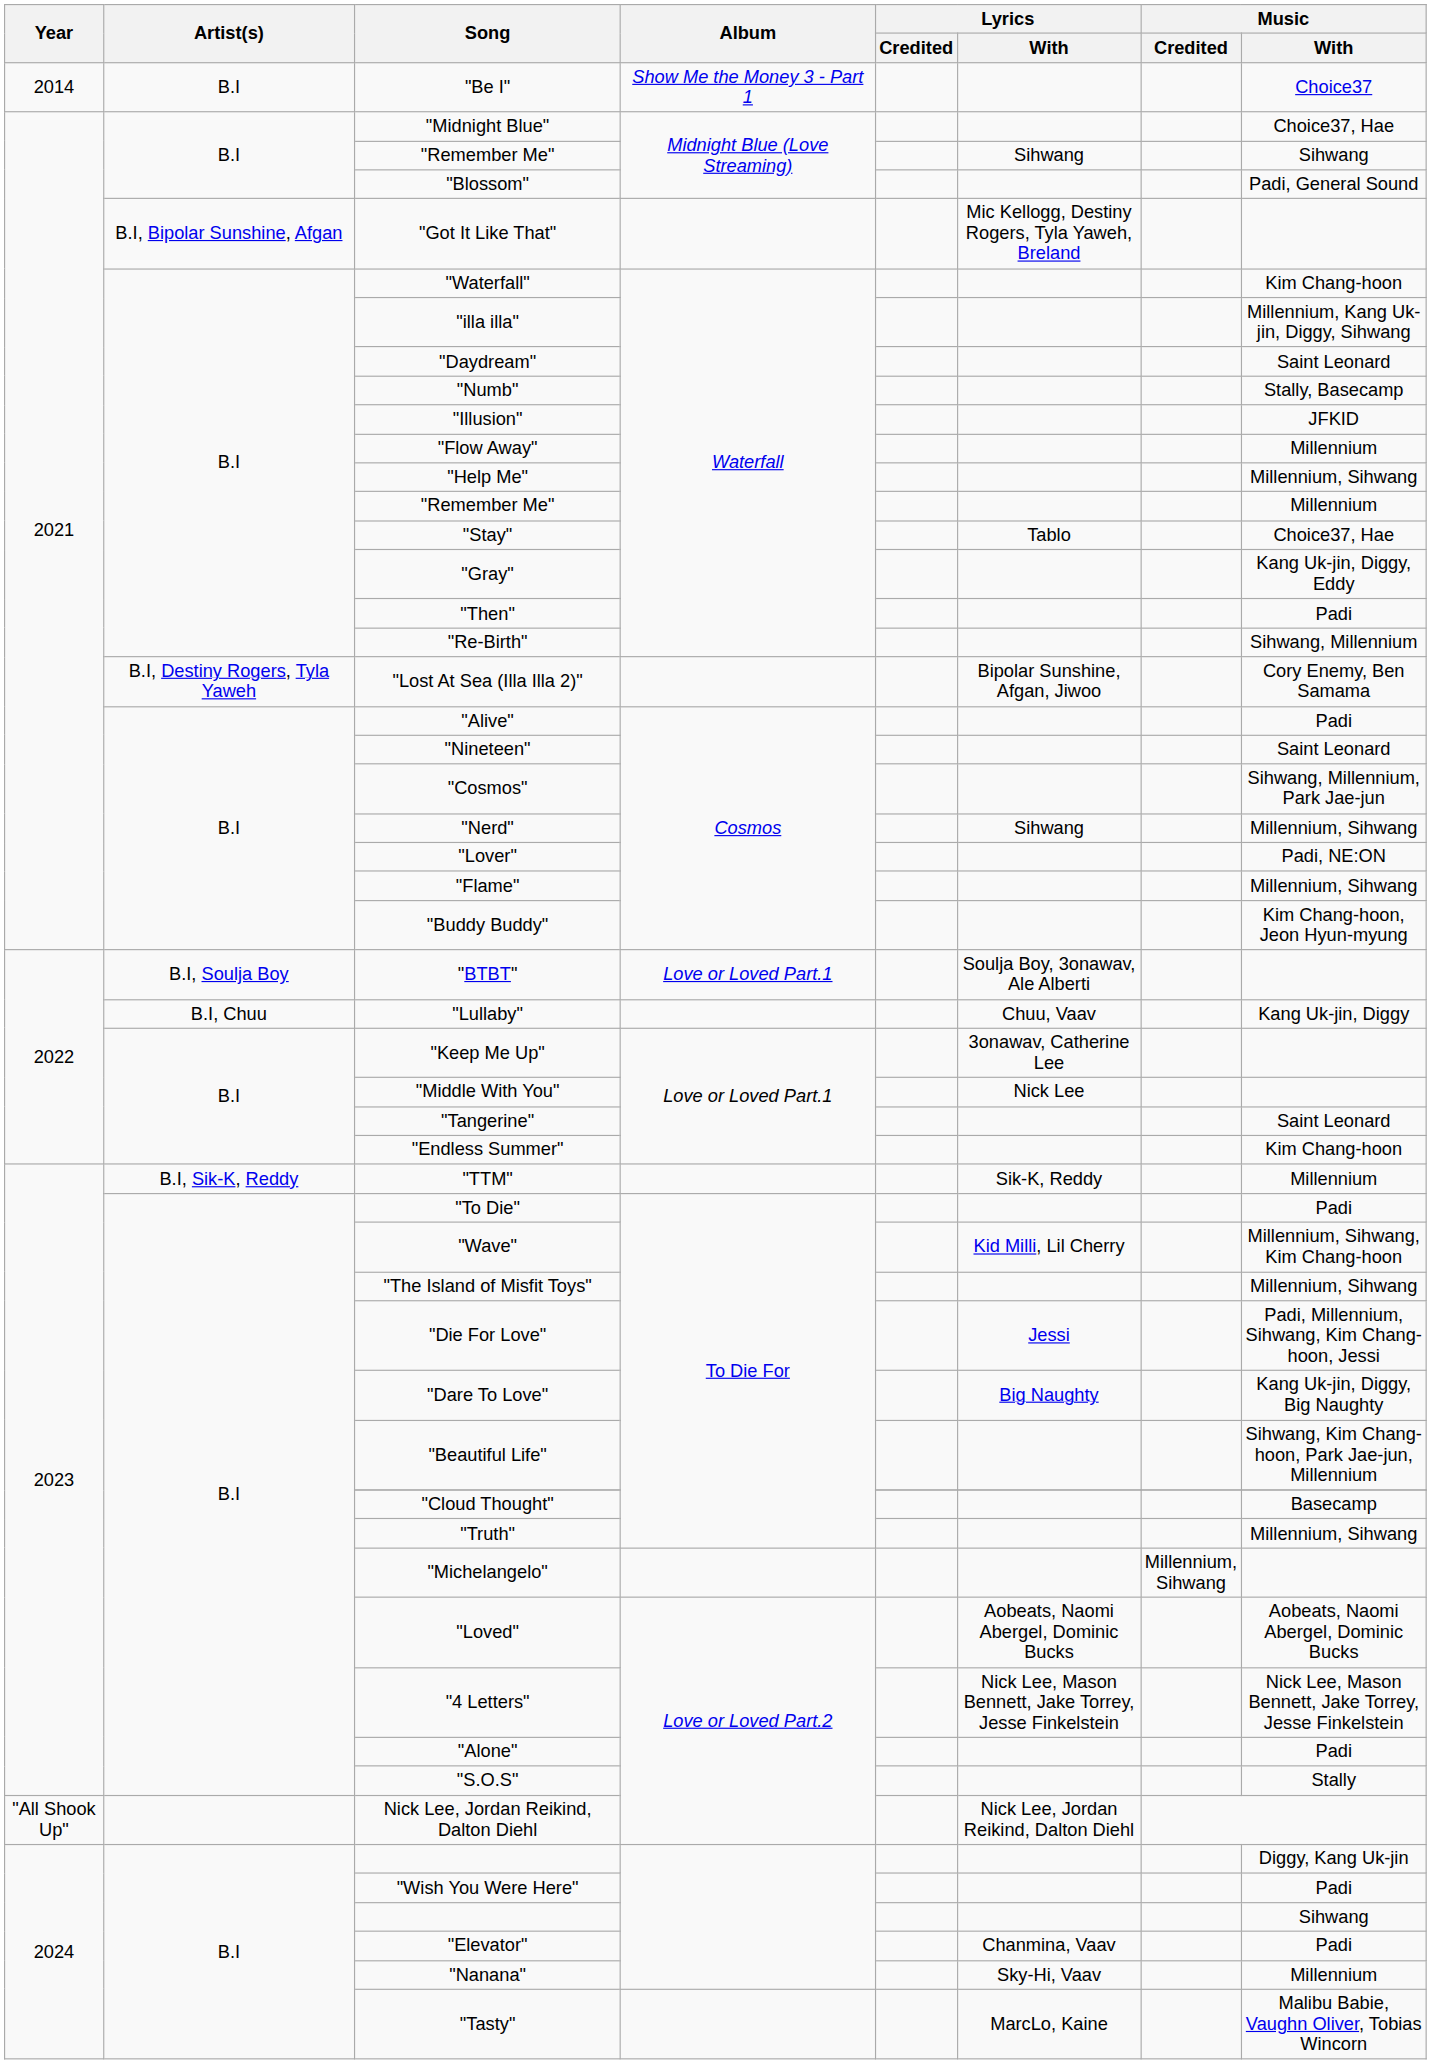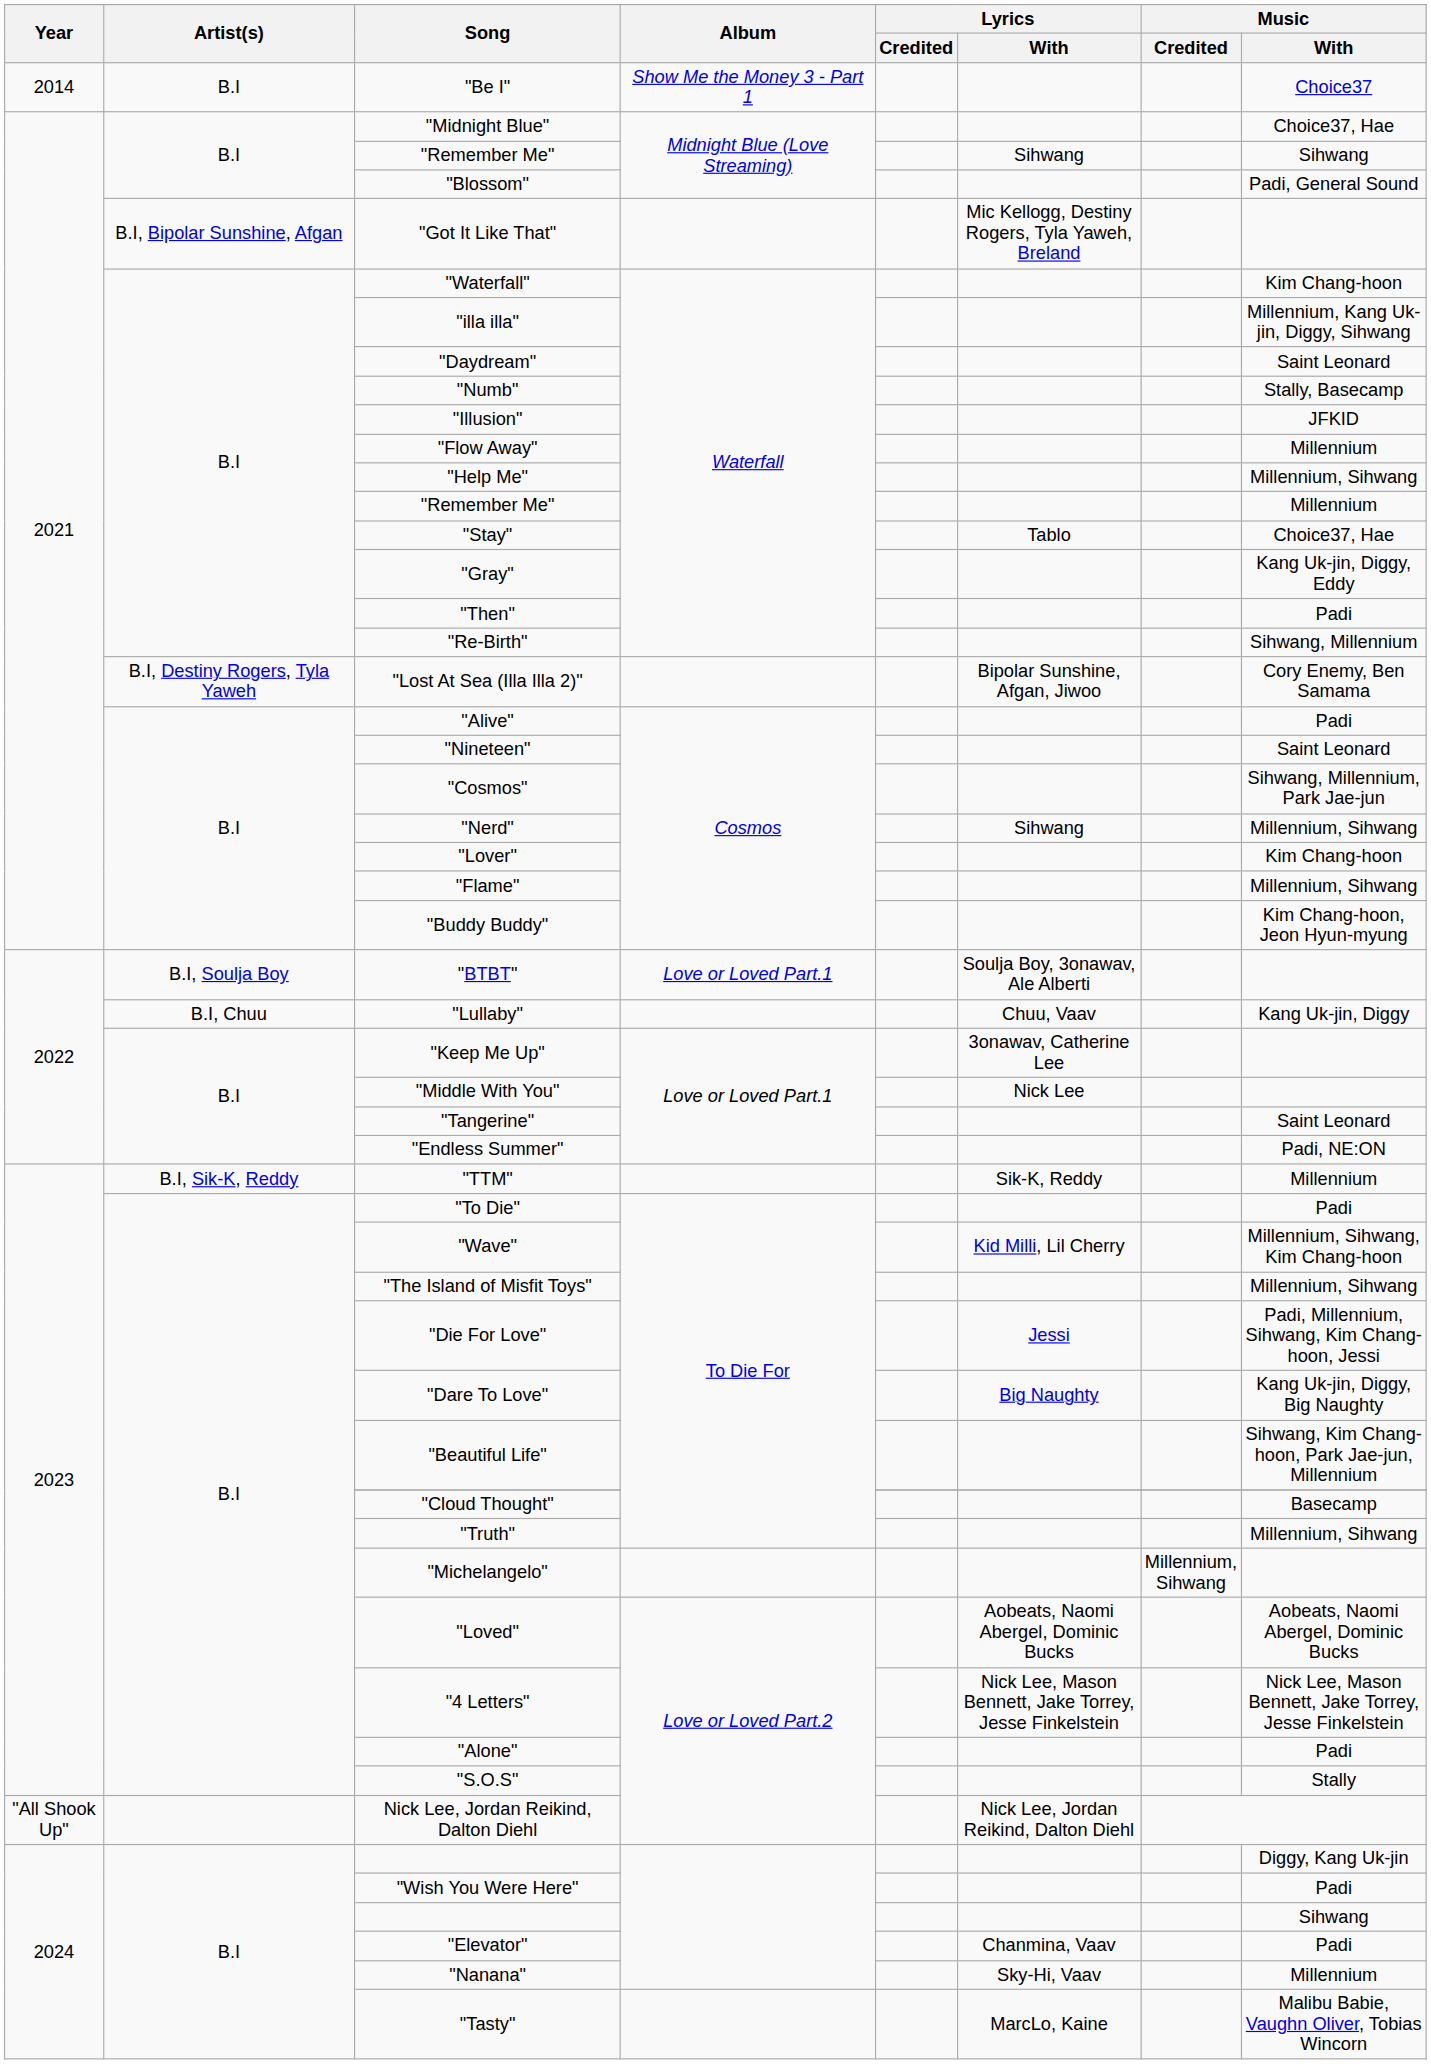(1334, 856) Padi, NE:ON -> (1334, 856) Kim Chang-hoon
(1334, 1149) Kim Chang-hoon -> (1334, 1149) Padi, NE:ON
